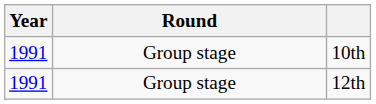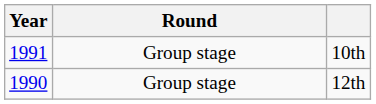(28, 83) 1991 -> (28, 83) 1990
